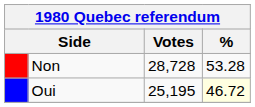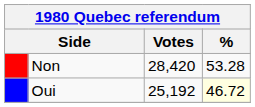(172, 66) 28,728 -> (172, 66) 28,420
(172, 91) 25,195 -> (172, 91) 25,192
